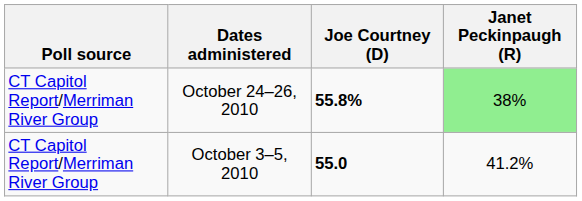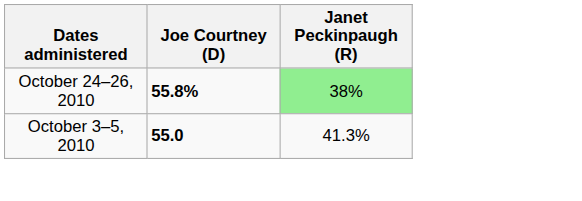- column: (86, 55)
(510, 164) 41.2% -> (346, 135) 41.3%
